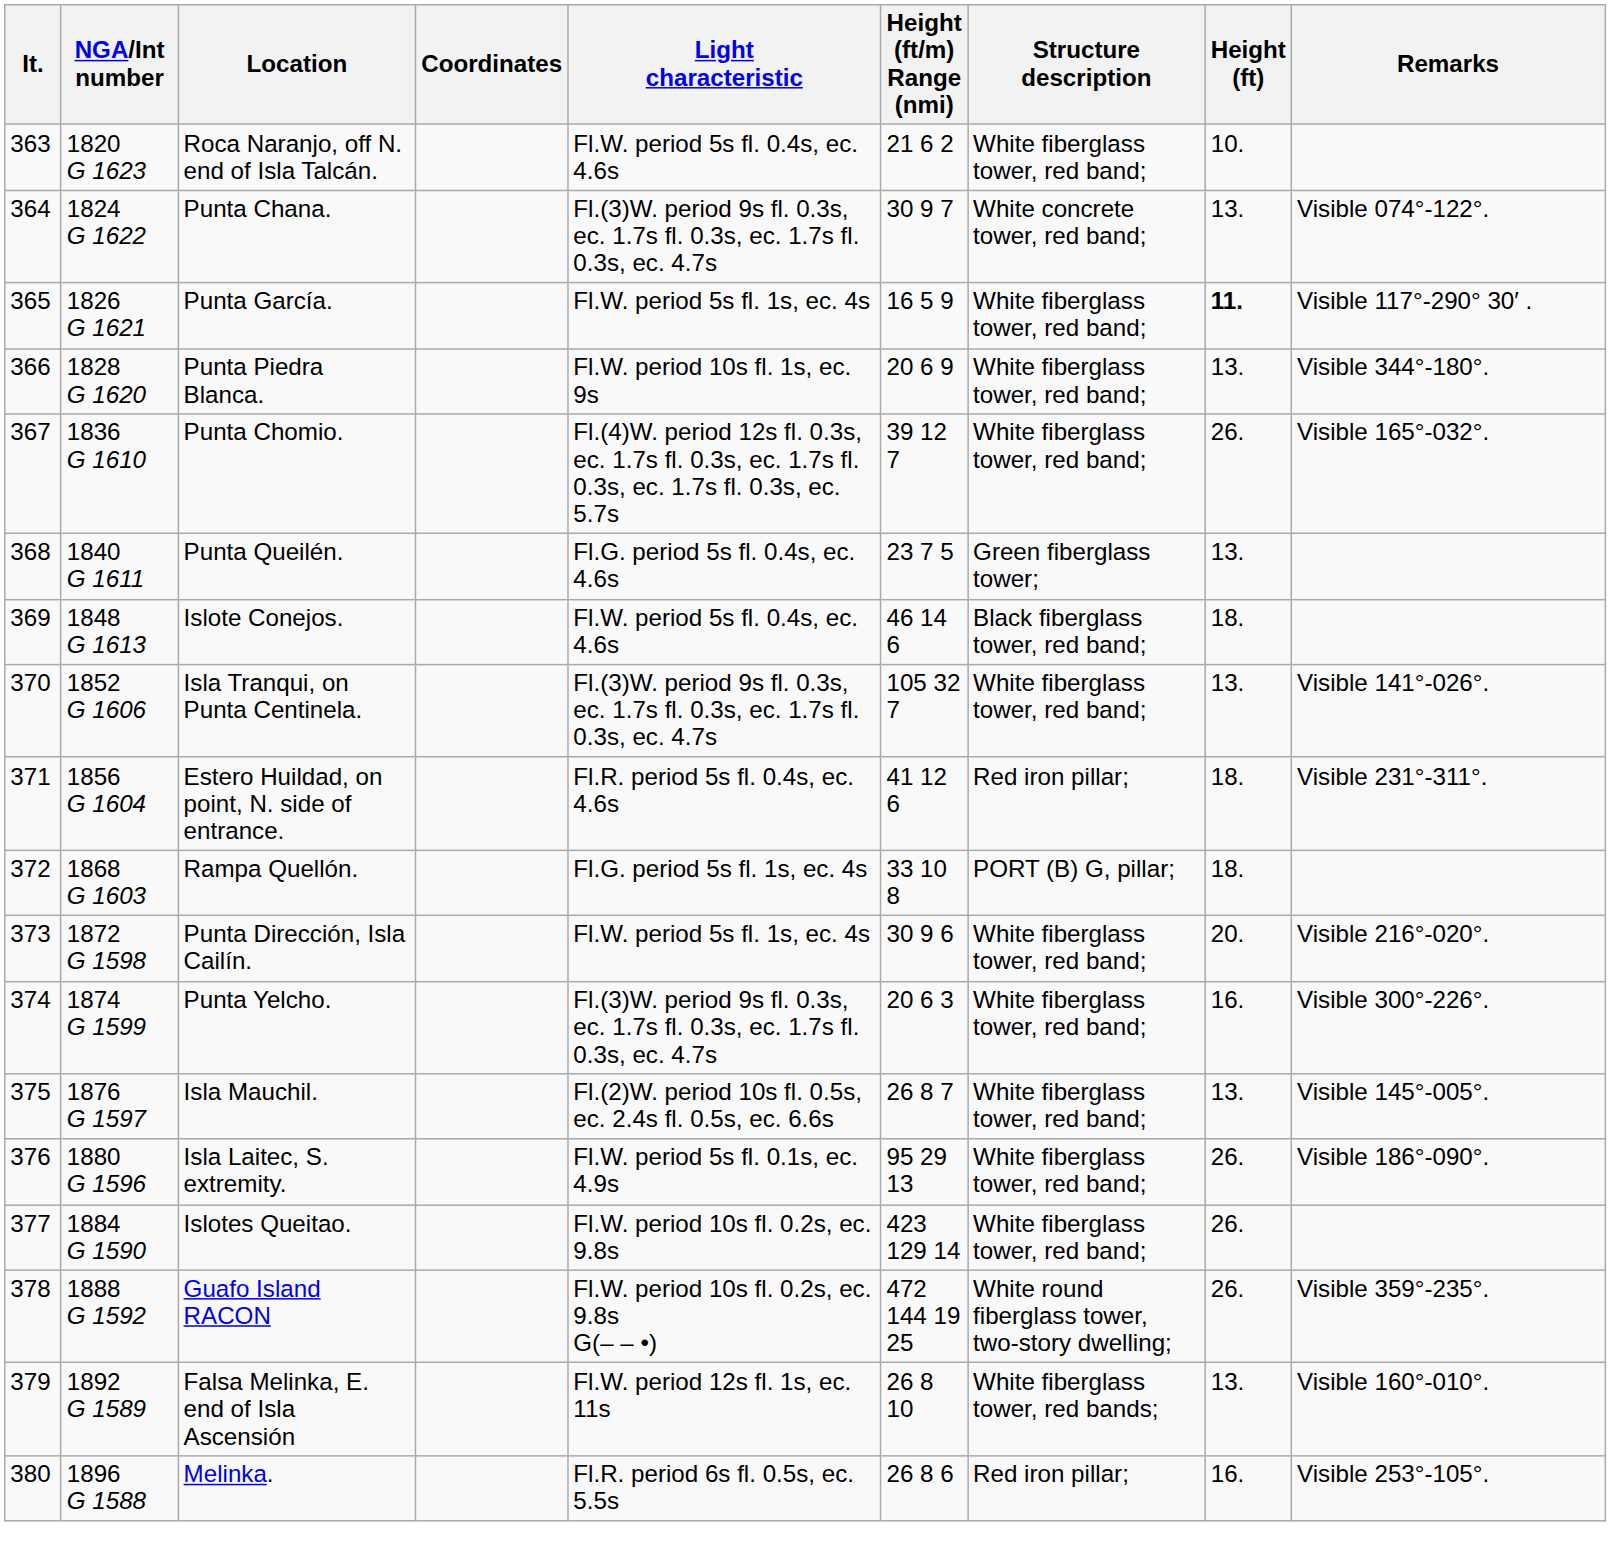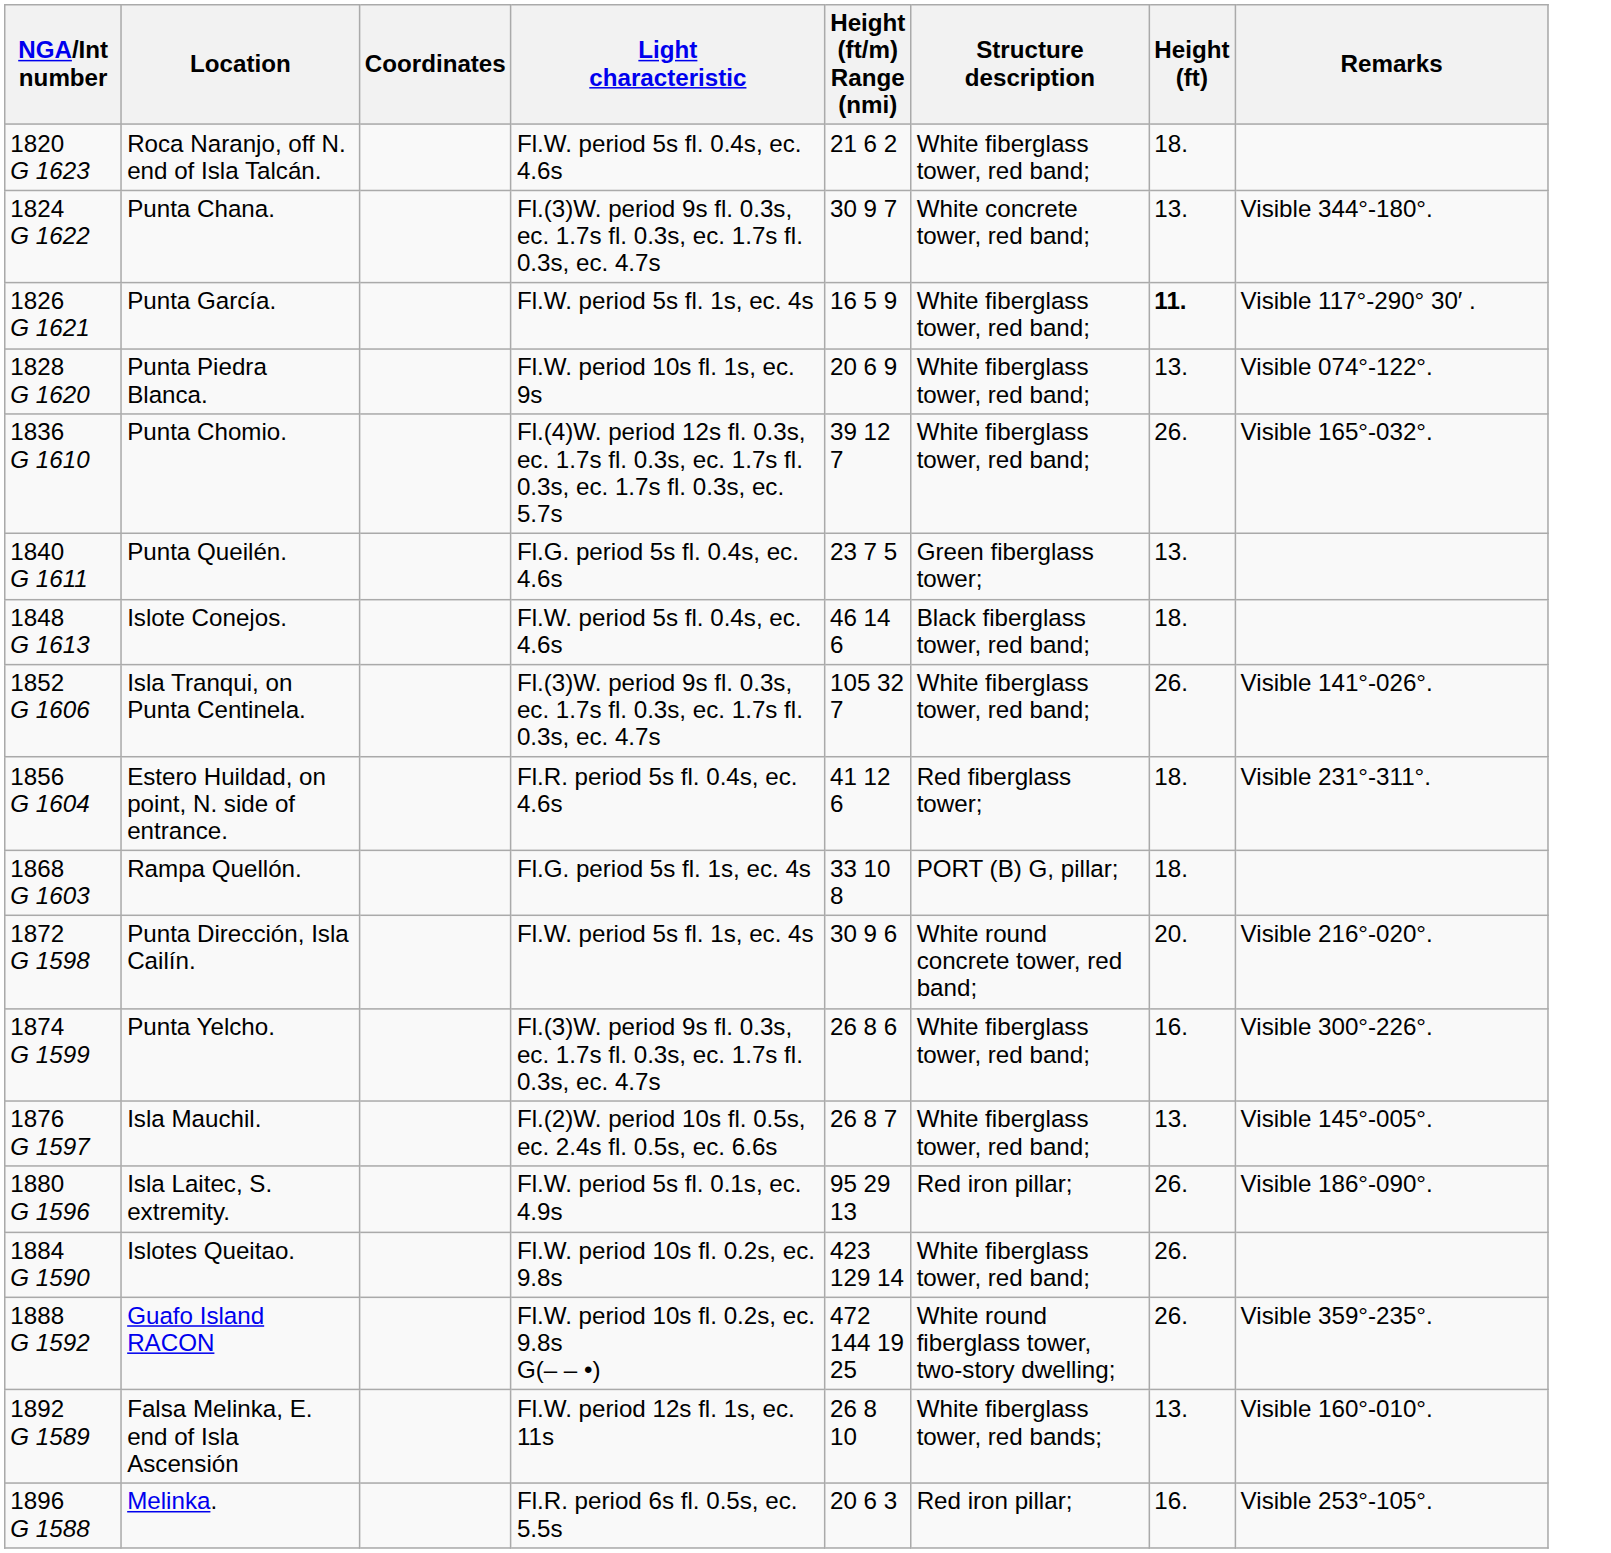- column: (33, 64)
(1228, 143) 10. -> (1171, 143) 18.
(1393, 209) Visible 074°-122°. -> (1337, 209) Visible 344°-180°.
(1393, 367) Visible 344°-180°. -> (1337, 367) Visible 074°-122°.
(1228, 683) 13. -> (1171, 683) 26.
(1051, 776) Red iron pillar; -> (994, 789) Red fiberglass tower;
(1060, 947) White fiberglass tower, red band; -> (1019, 961) White round concrete tower, red band;
(920, 999) 20 6 3 -> (864, 1027) 26 8 6
(1060, 1171) White fiberglass tower, red band; -> (995, 1185) Red iron pillar;
(920, 1474) 26 8 6 -> (864, 1501) 20 6 3
